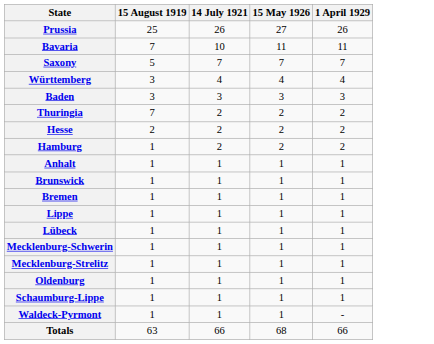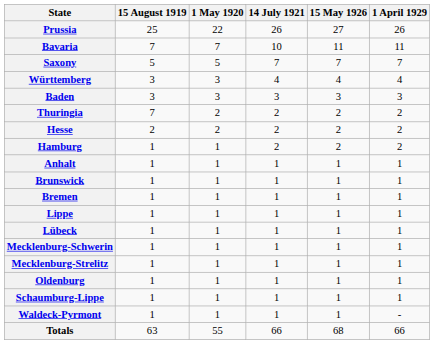+ column: (217, 12)
